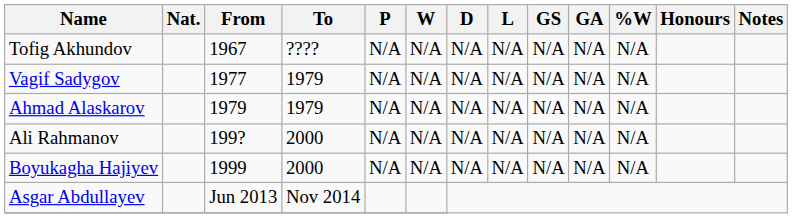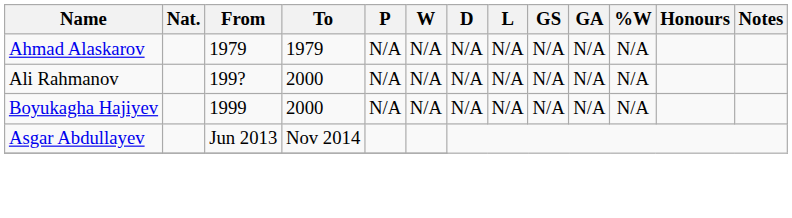- row: (70, 49)
- row: (64, 78)
